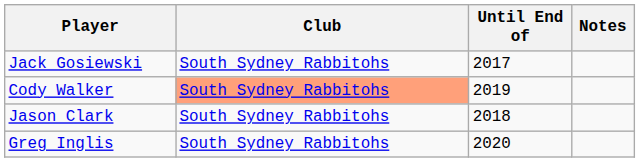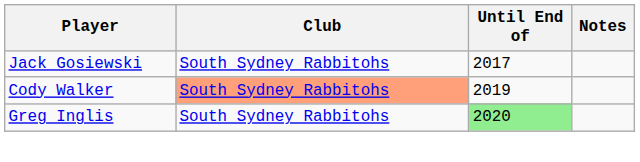- row: (61, 117)
(492, 144) no background -> (492, 117) lightgreen background
